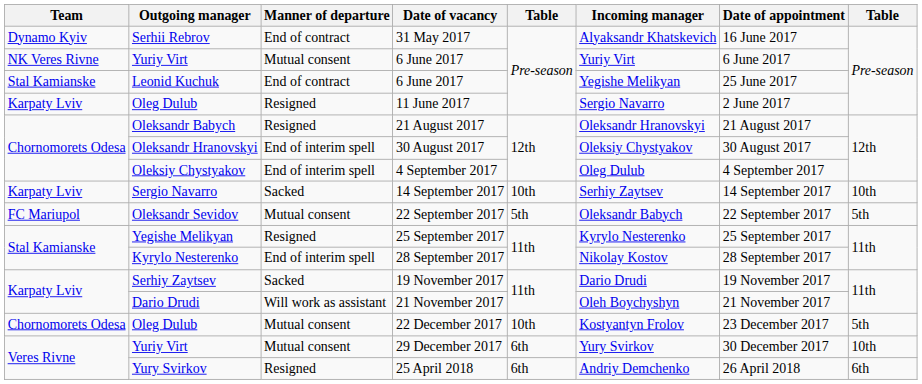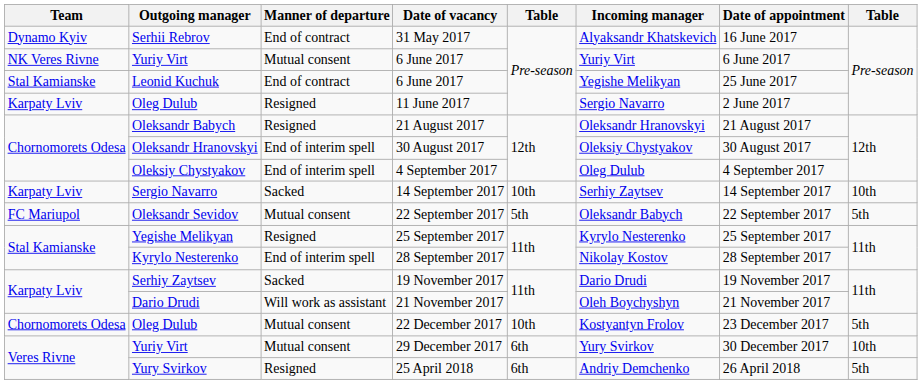(860, 368) 6th -> (860, 368) 5th
